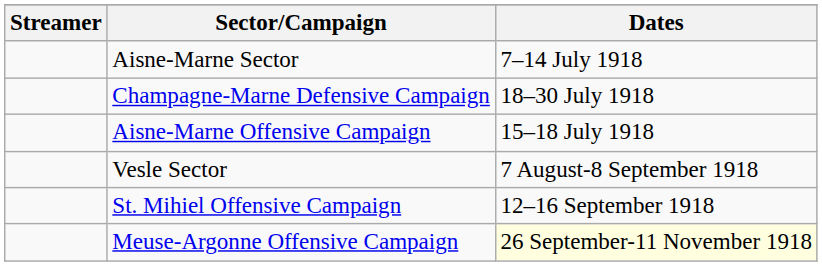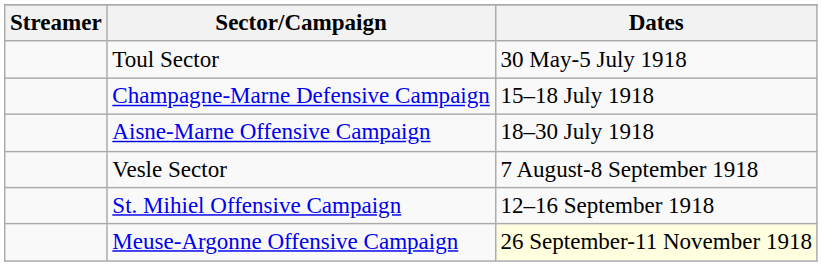+ row: (166, 59)
- row: (205, 59)
(577, 95) 18–30 July 1918 -> (577, 95) 15–18 July 1918
(577, 132) 15–18 July 1918 -> (577, 132) 18–30 July 1918
